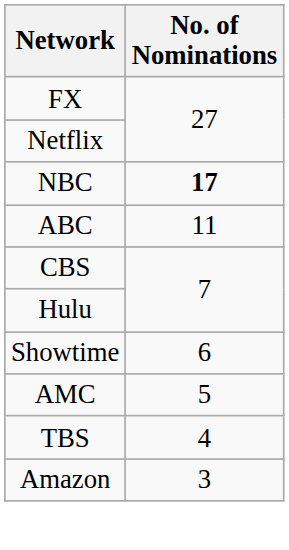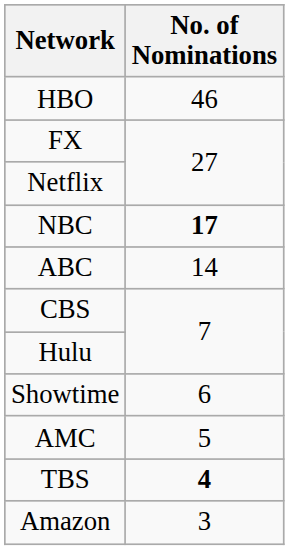+ row: (65, 98)
(204, 225) 11 -> (204, 267) 14
(204, 437) normal -> (204, 479) bold
